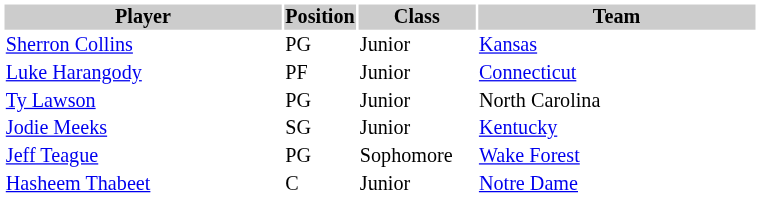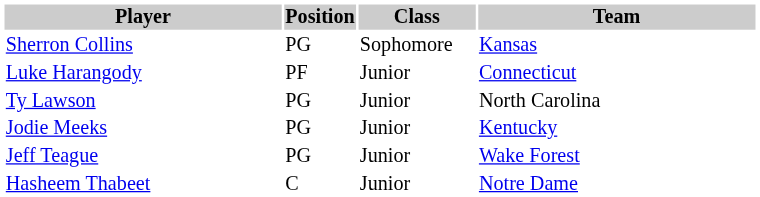(385, 44) Junior -> (406, 44) Sophomore
(298, 127) SG -> (298, 127) PG
(406, 155) Sophomore -> (385, 155) Junior
